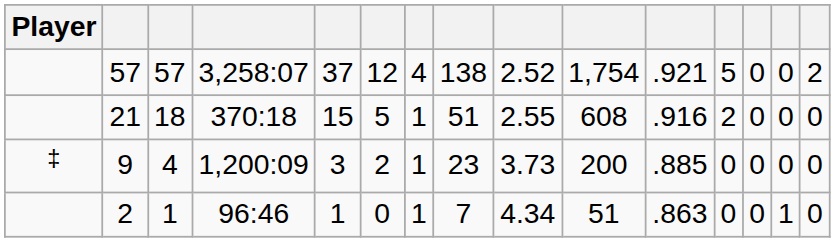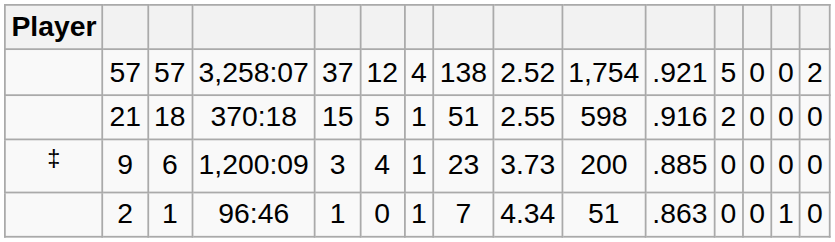(604, 116) 608 -> (604, 116) 598
(170, 165) 4 -> (170, 165) 6
(382, 165) 2 -> (382, 165) 4
